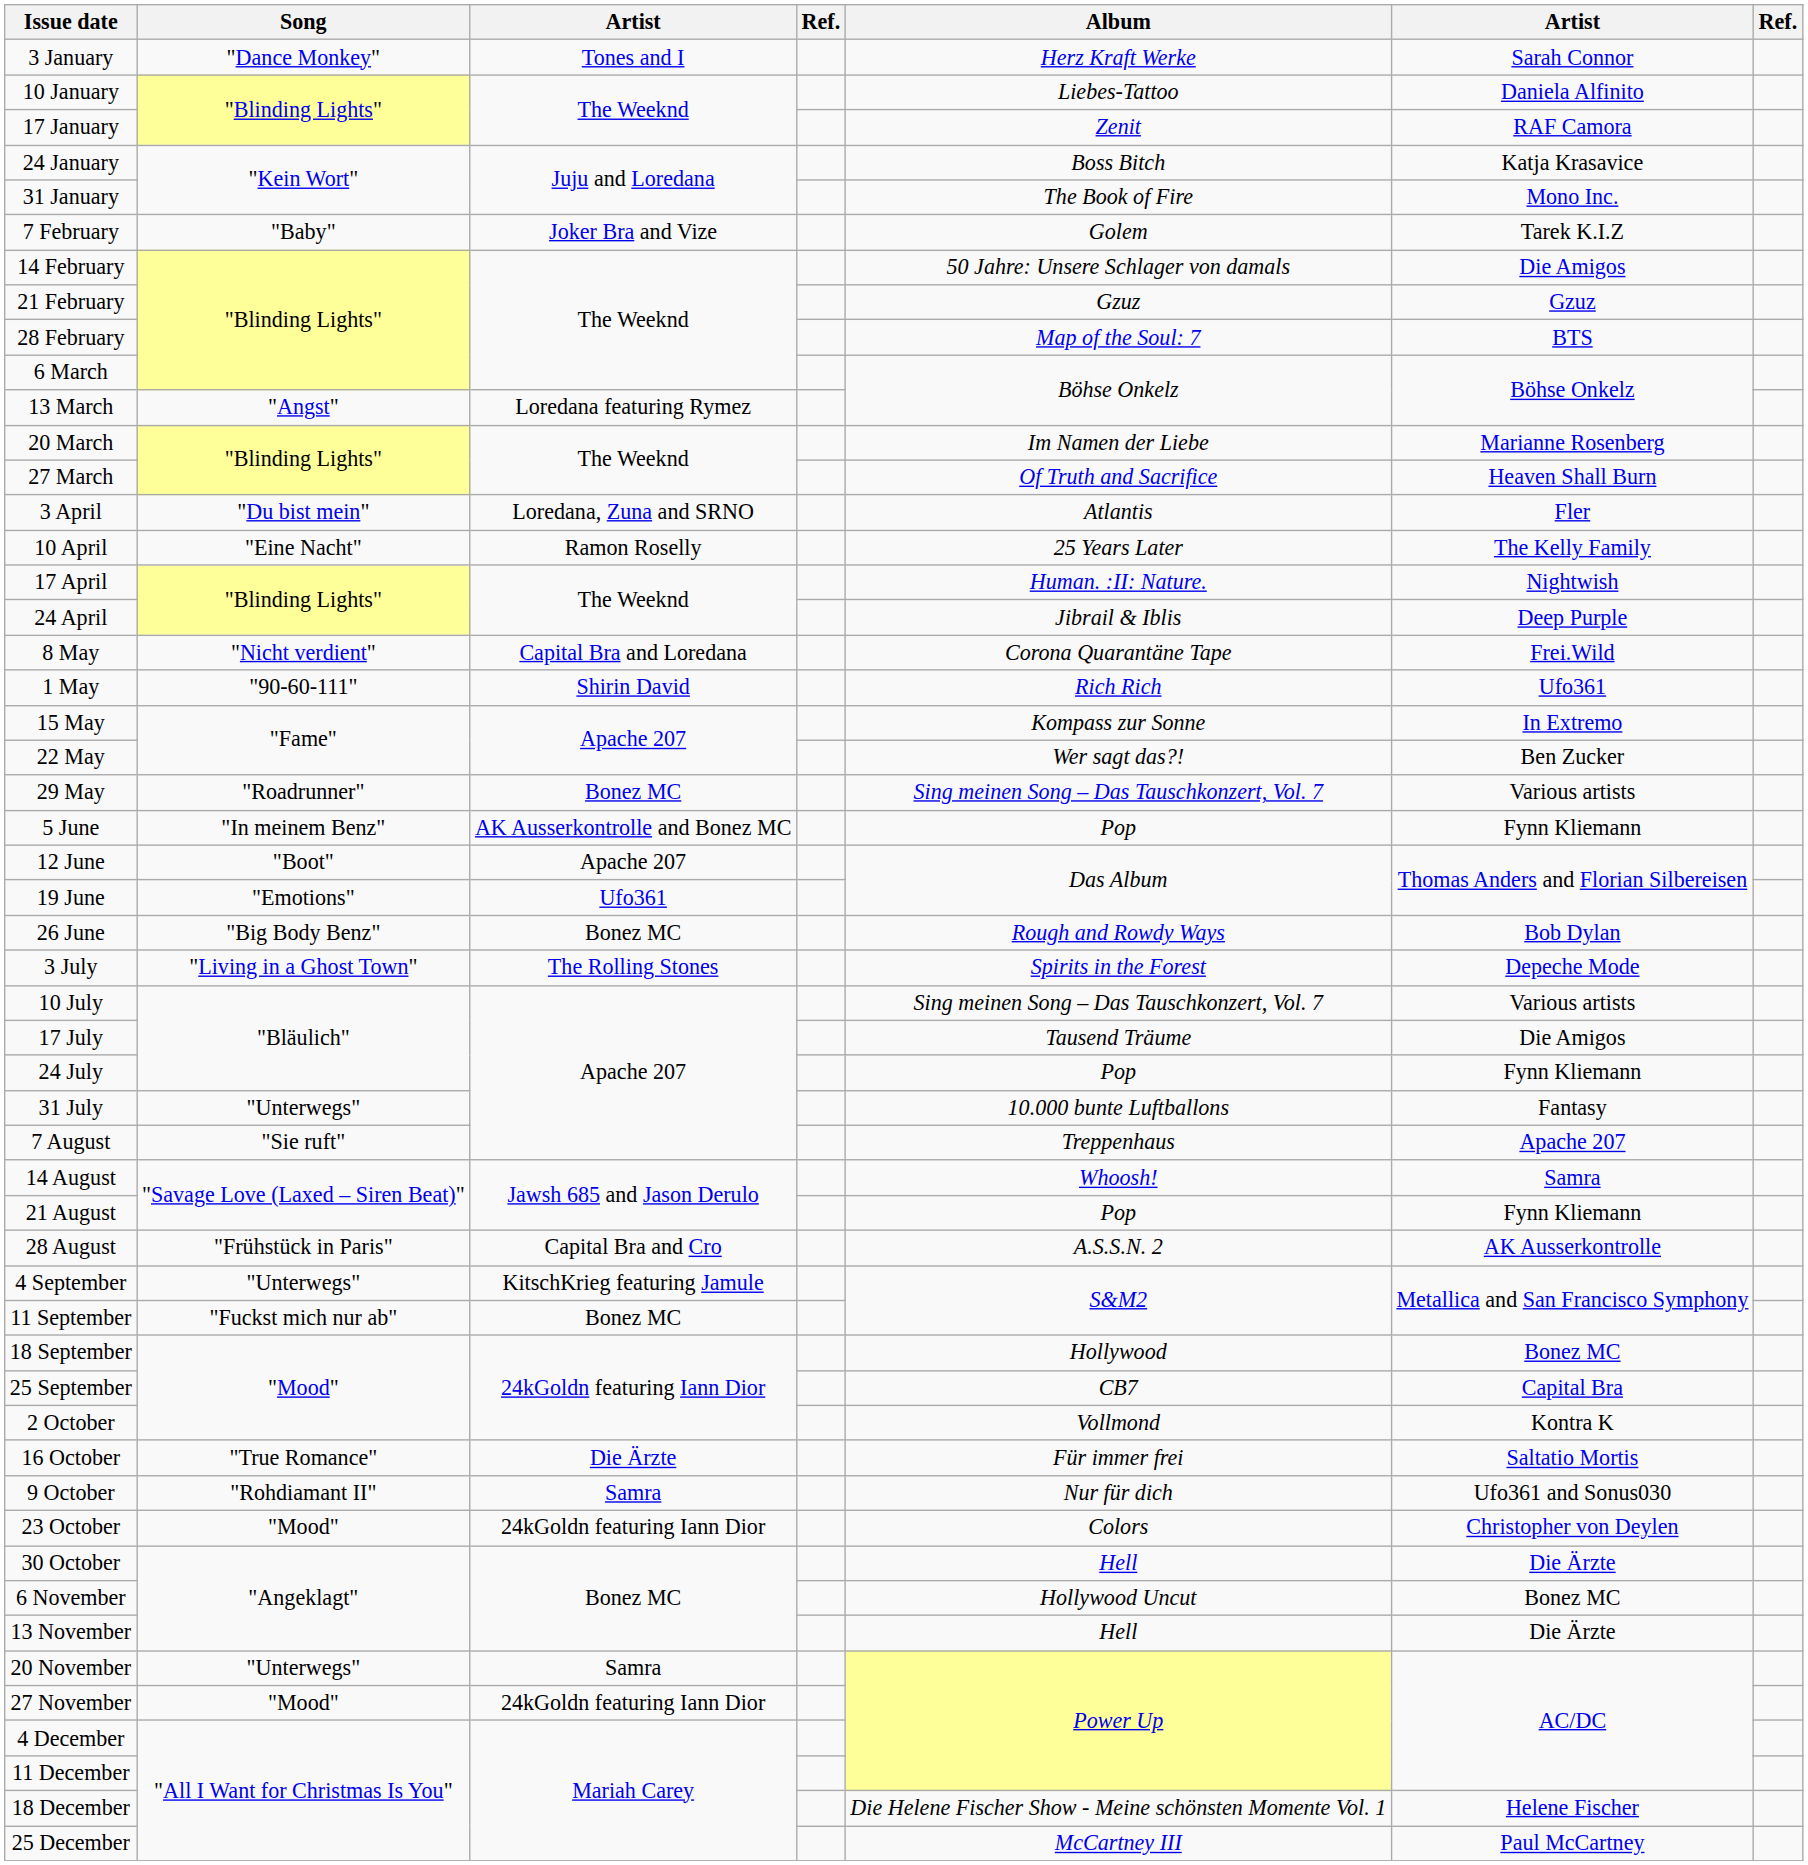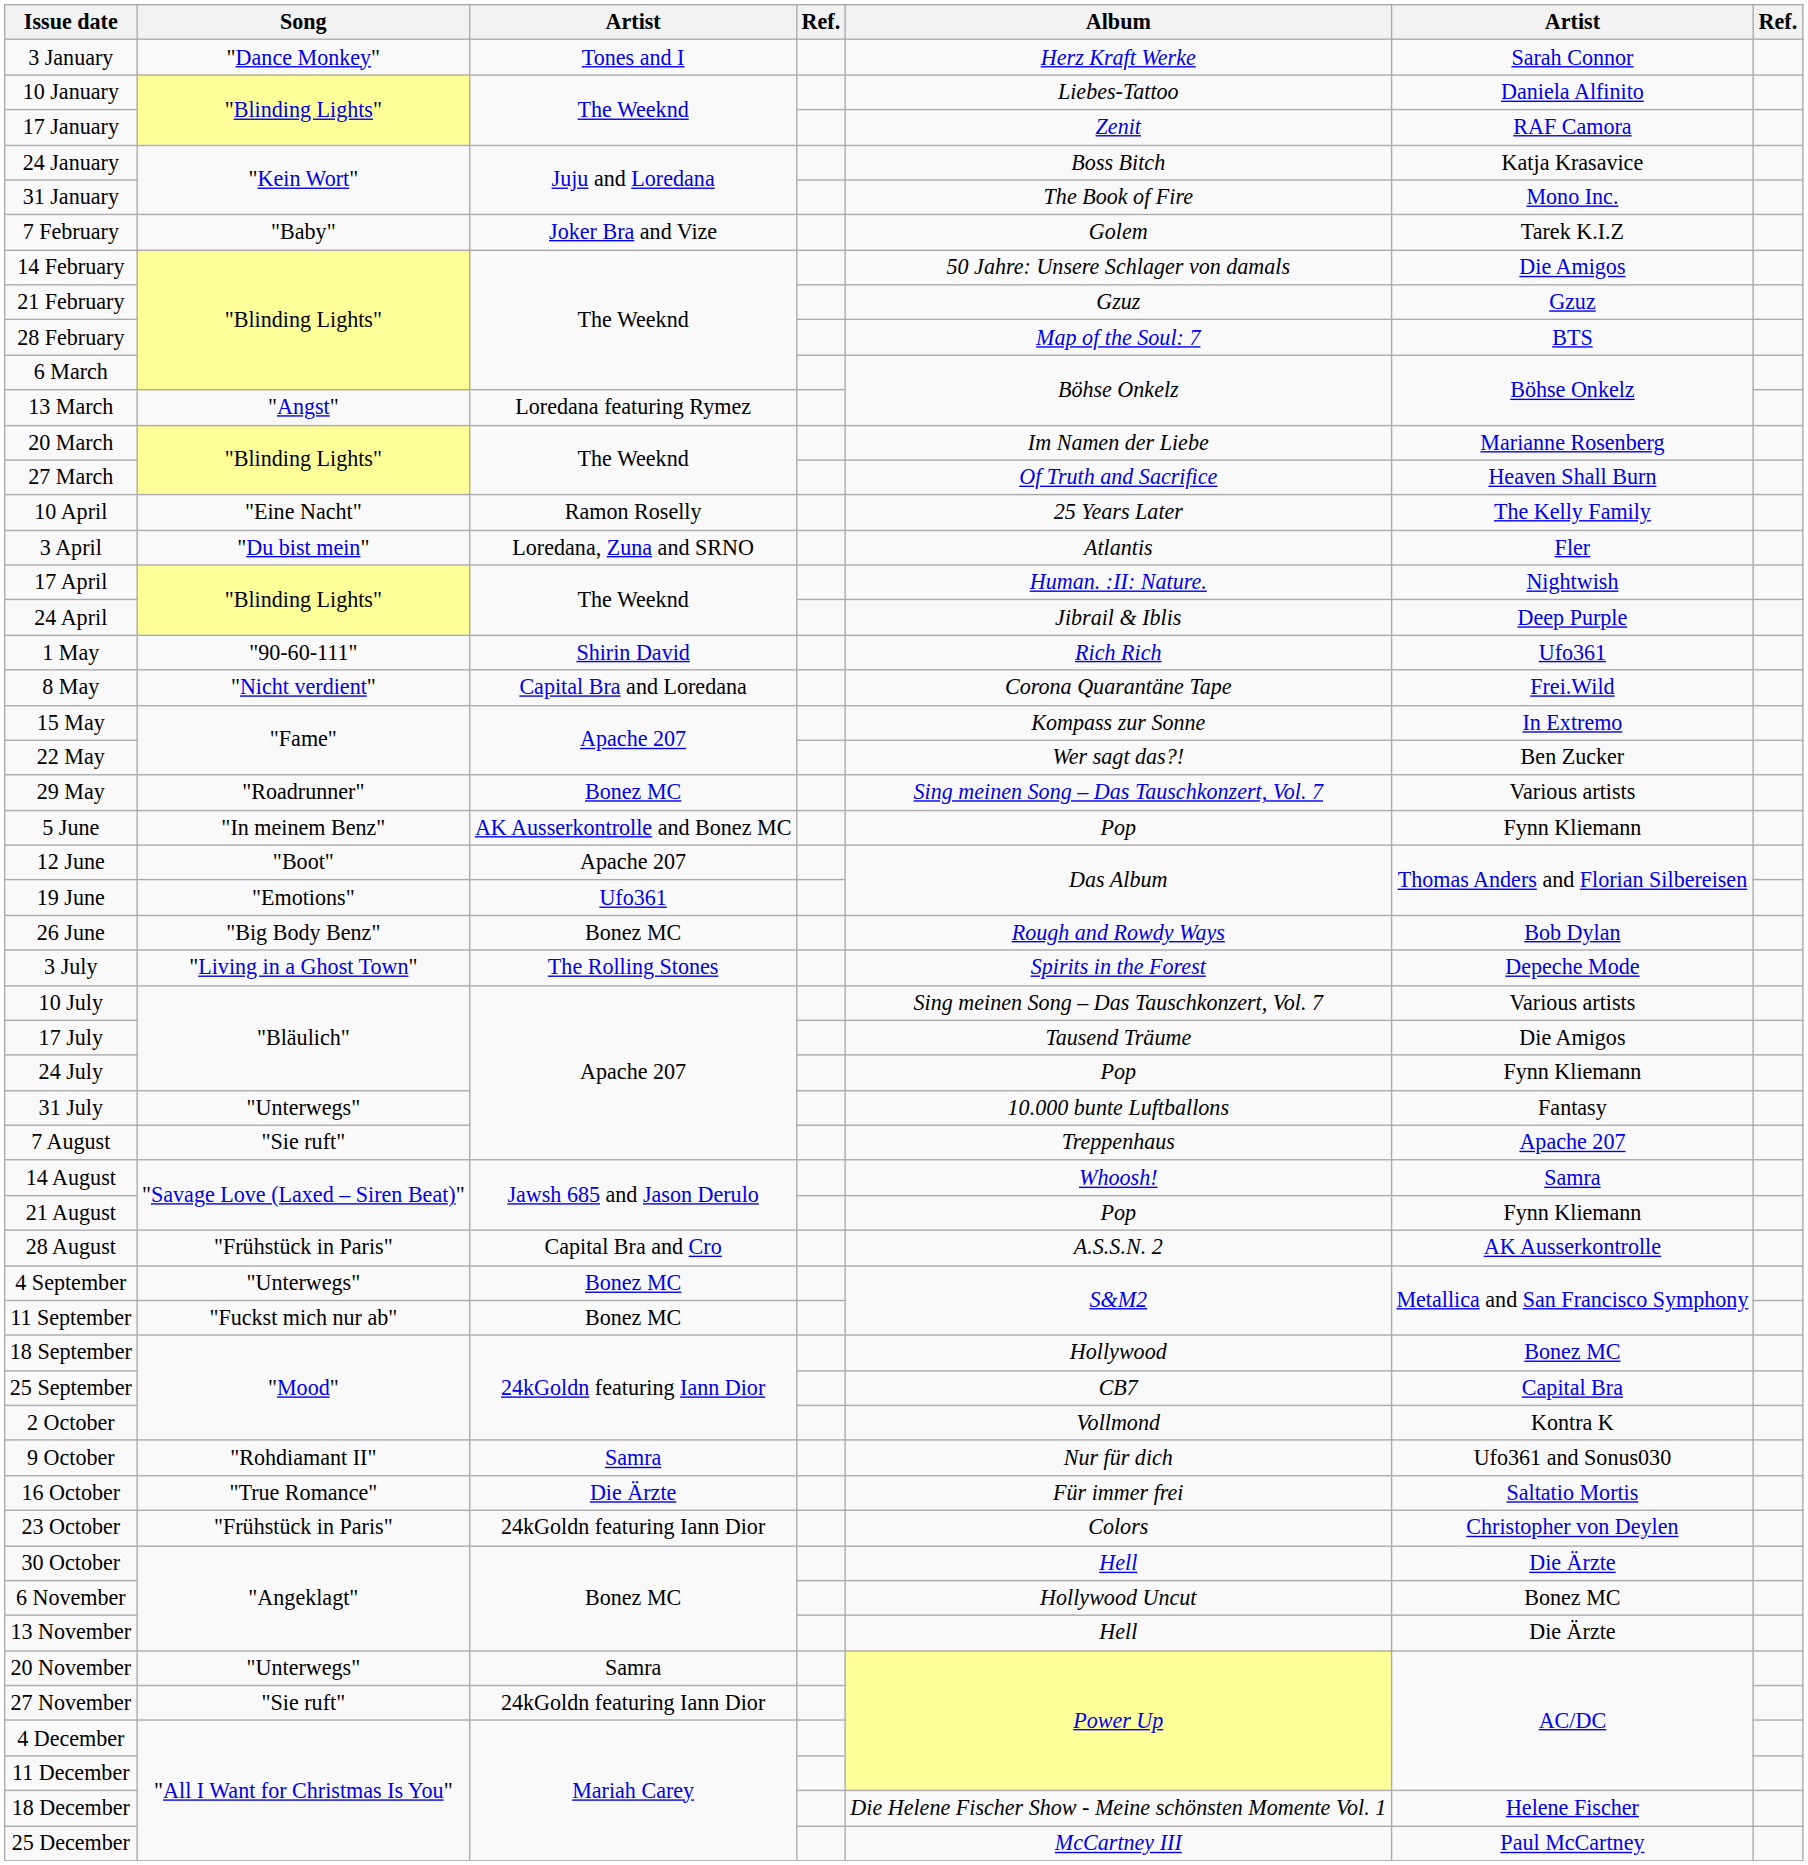rows swapped: (71, 512) <-> (71, 547)
rows swapped: (71, 687) <-> (71, 652)
(633, 1282) KitschKrieg featuring Jamule -> (633, 1282) Bonez MC
rows swapped: (71, 1492) <-> (71, 1457)
(303, 1527) "Mood" -> (303, 1527) "Frühstück in Paris"
(303, 1702) "Mood" -> (303, 1702) "Sie ruft"
